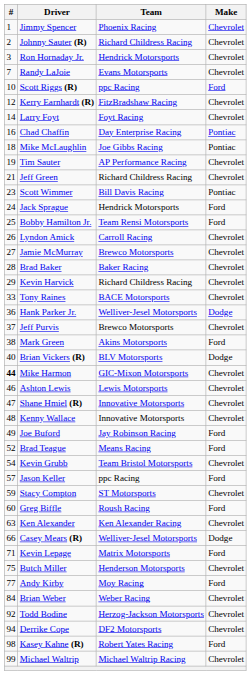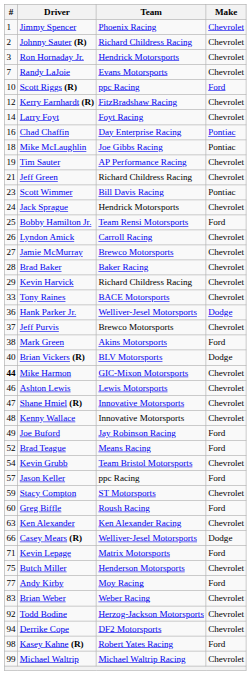(217, 207) Ford -> (226, 207) Chevrolet
(11, 598) 84 -> (11, 598) 83
